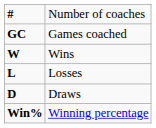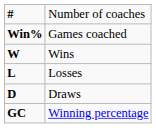(17, 34) GC -> (25, 34) Win%
(25, 113) Win% -> (17, 113) GC
